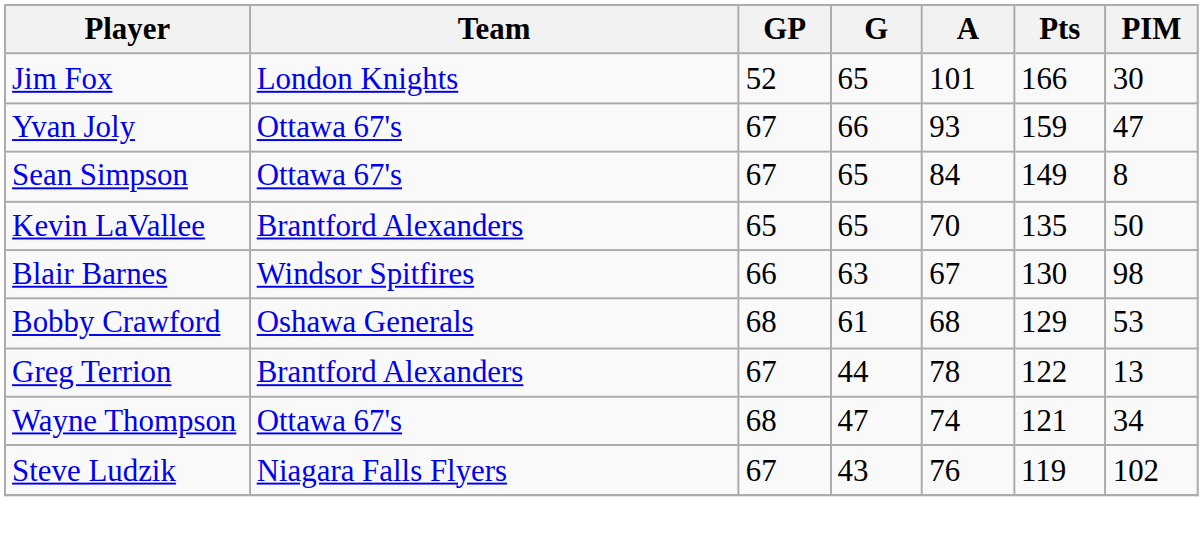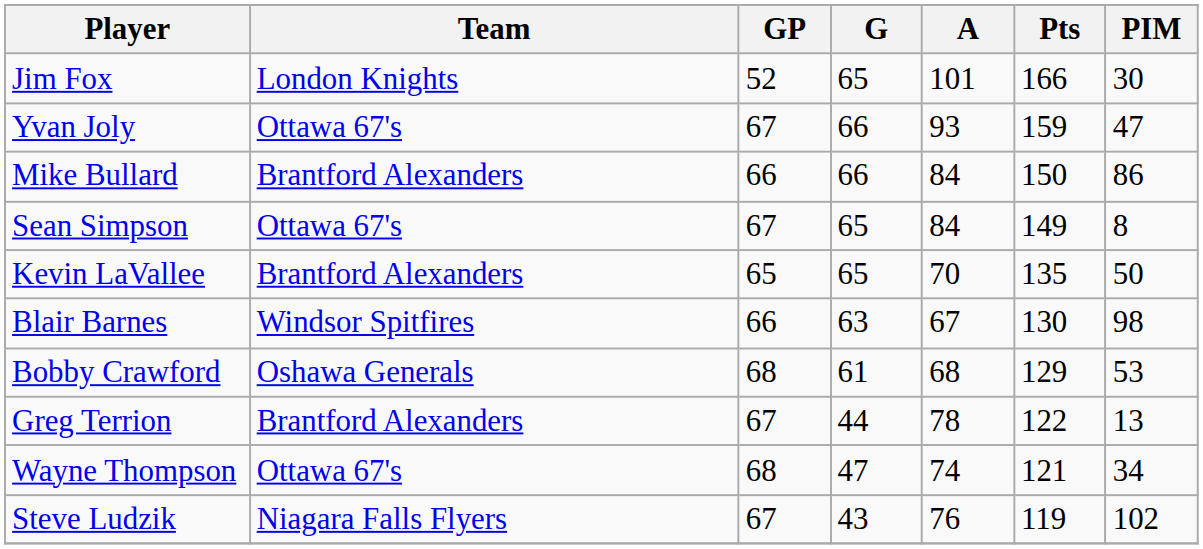+ row: (95, 175)
